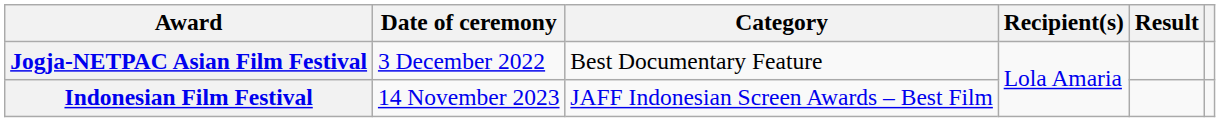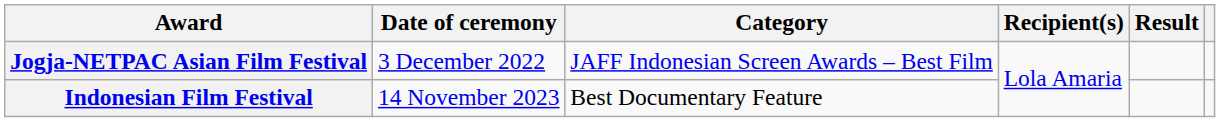(696, 60) Best Documentary Feature -> (782, 60) JAFF Indonesian Screen Awards – Best Film
(782, 97) JAFF Indonesian Screen Awards – Best Film -> (696, 97) Best Documentary Feature
